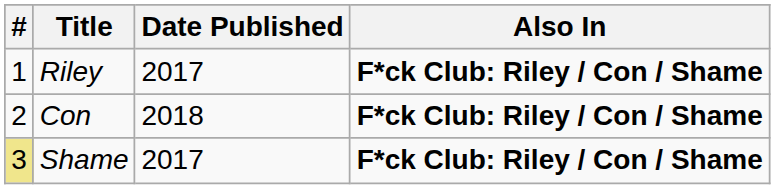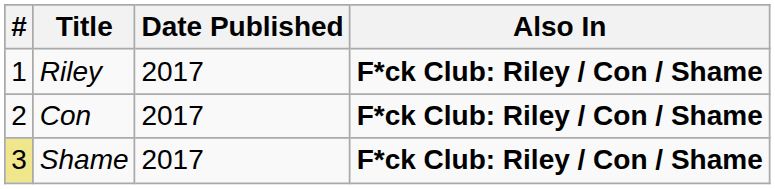(173, 115) 2018 -> (173, 115) 2017
